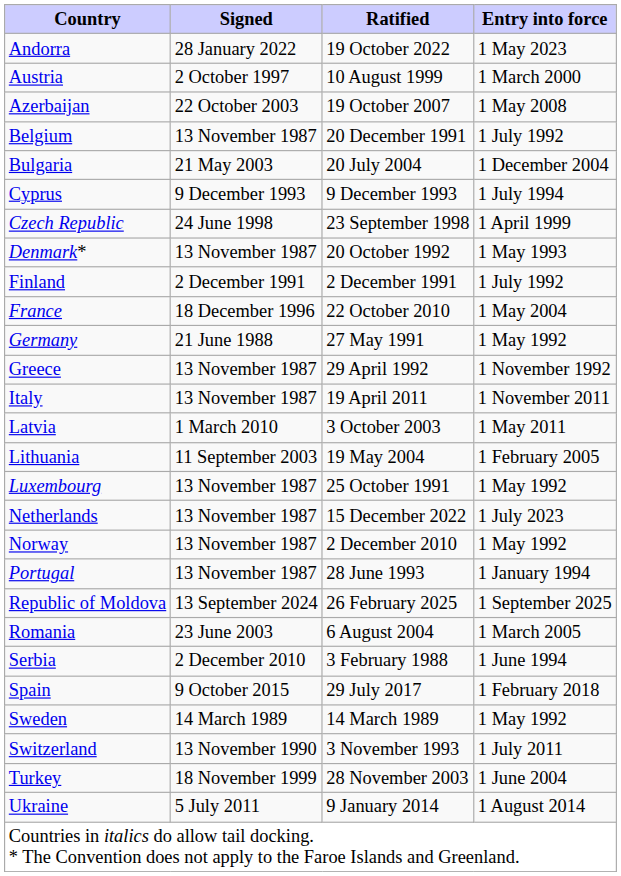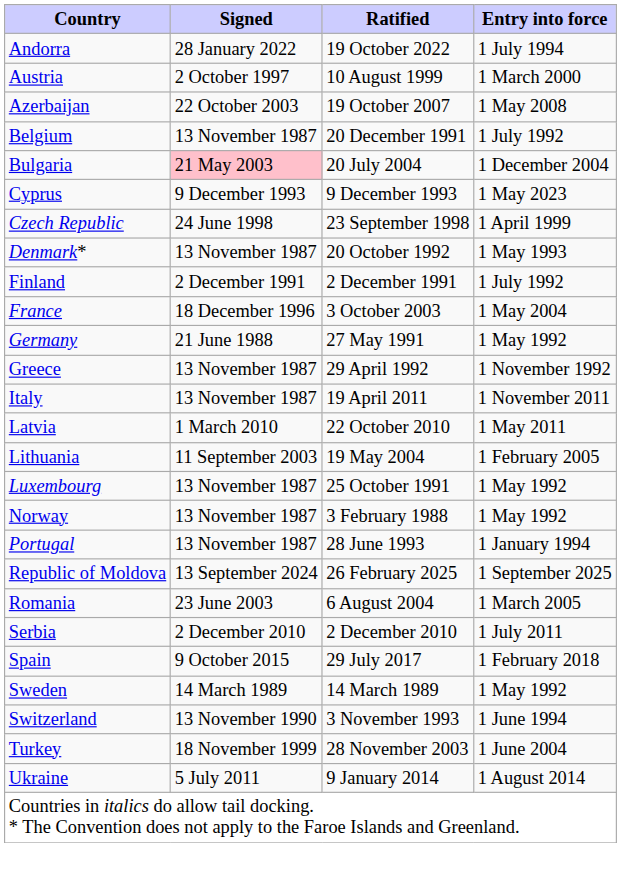(522, 48) 1 May 2023 -> (521, 48) 1 July 1994
(224, 164) no background -> (224, 164) pink background
(521, 194) 1 July 1994 -> (522, 194) 1 May 2023
(388, 310) 22 October 2010 -> (384, 310) 3 October 2003
(384, 427) 3 October 2003 -> (388, 427) 22 October 2010
- row: (53, 515)
(392, 544) 2 December 2010 -> (387, 515) 3 February 1988
(387, 661) 3 February 1988 -> (392, 631) 2 December 2010
(522, 661) 1 June 1994 -> (520, 631) 1 July 2011
(520, 748) 1 July 2011 -> (522, 719) 1 June 1994
